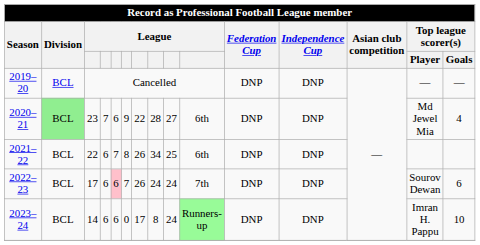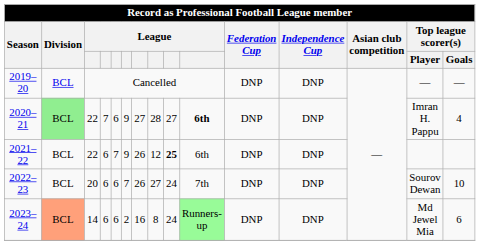(92, 118) 23 -> (92, 118) 22
(140, 118) 22 -> (140, 118) 27
(202, 118) normal -> (202, 118) bold
(425, 118) Md Jewel Mia -> (425, 118) Imran H. Pappu
(127, 154) 8 -> (127, 154) 9
(156, 154) 34 -> (156, 154) 12
(172, 154) normal -> (172, 154) bold
(92, 183) 17 -> (92, 183) 20
(116, 183) pink background -> (116, 183) no background
(156, 183) 24 -> (156, 183) 27
(459, 183) 6 -> (459, 183) 10
(63, 219) no background -> (63, 219) lightsalmon background
(127, 219) 0 -> (127, 219) 2
(140, 219) 17 -> (140, 219) 16
(425, 219) Imran H. Pappu -> (425, 219) Md Jewel Mia
(459, 219) 10 -> (459, 219) 6
